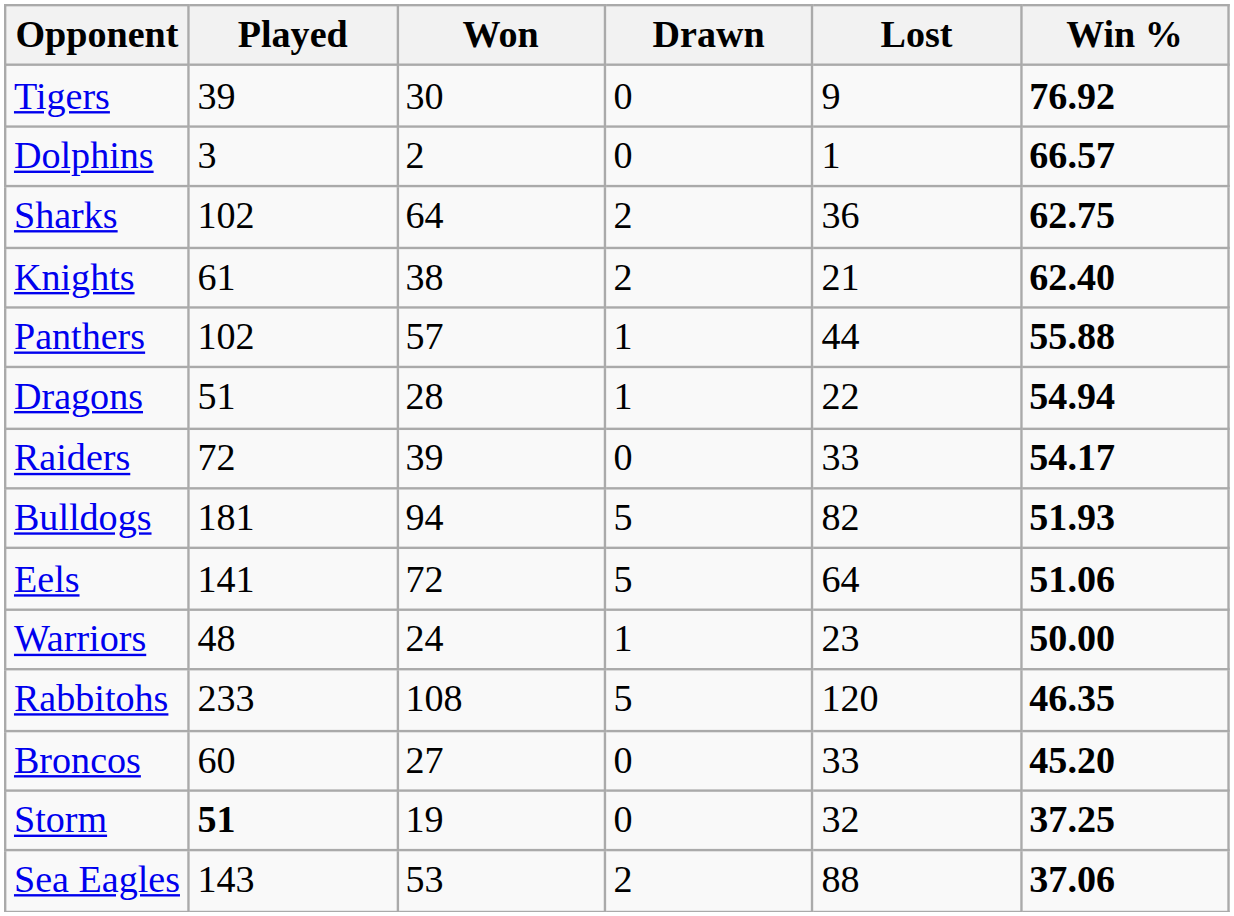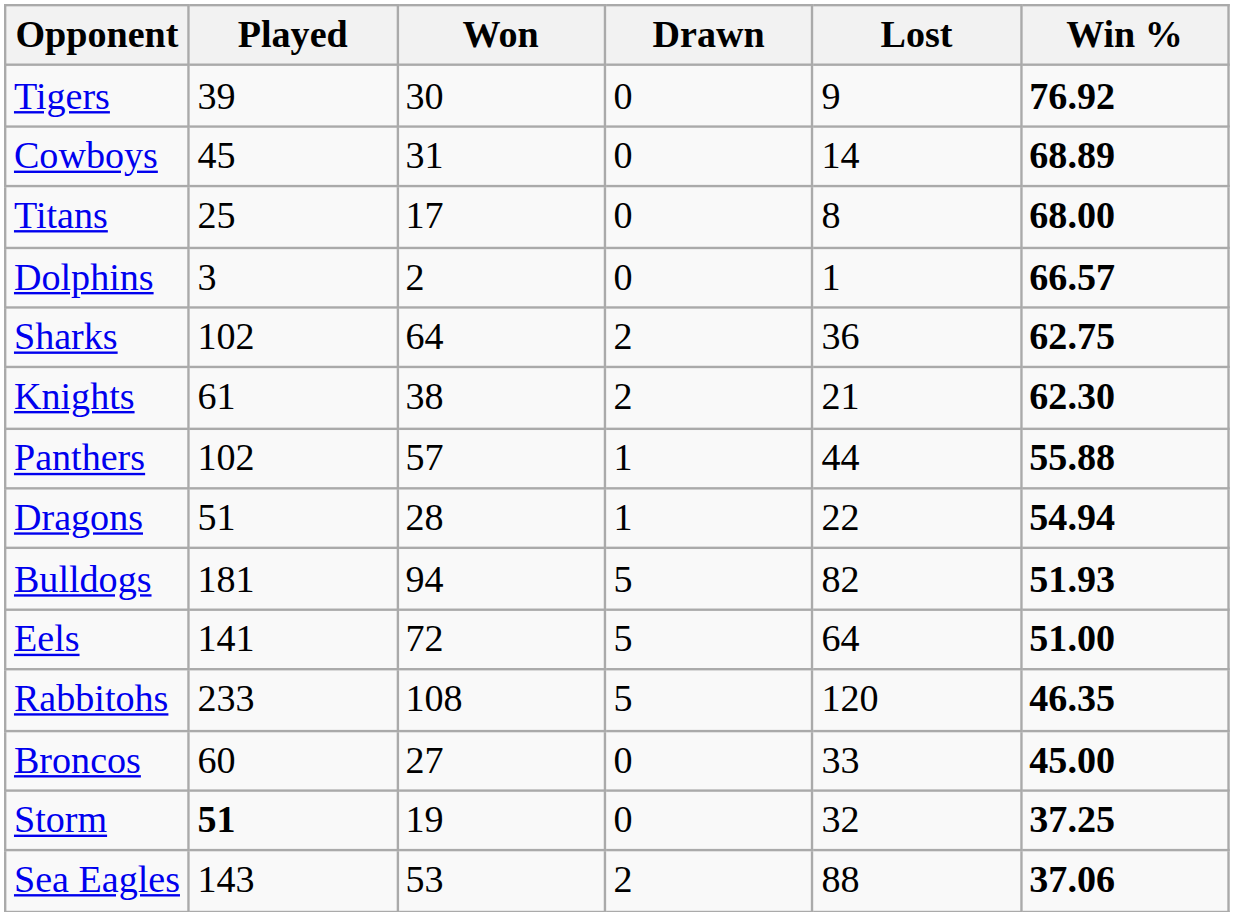+ row: (86, 155)
+ row: (61, 215)
(1072, 276) 62.40 -> (1072, 397) 62.30
- row: (72, 457)
(1072, 578) 51.06 -> (1072, 638) 51.00
- row: (80, 638)
(1072, 759) 45.20 -> (1072, 759) 45.00
